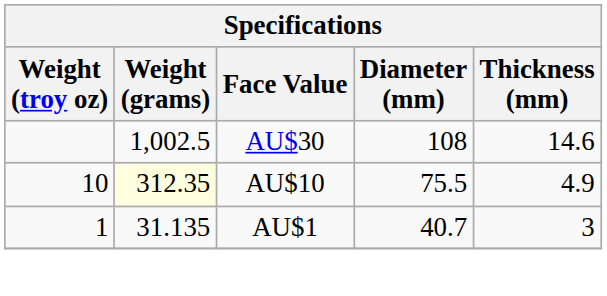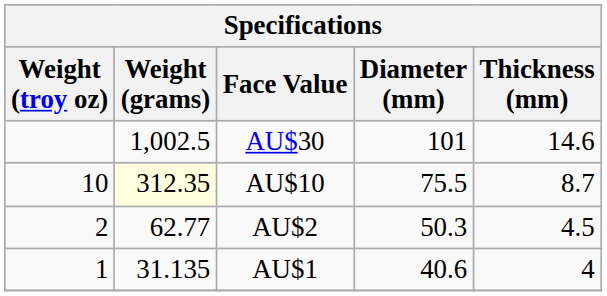(447, 141) 108 -> (447, 141) 101
(578, 183) 4.9 -> (578, 183) 8.7
+ row: (285, 226)
(444, 226) 40.7 -> (444, 269) 40.6
(588, 226) 3 -> (588, 269) 4
